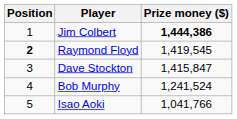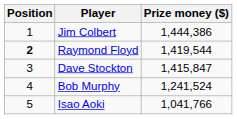(186, 31) bold -> (186, 31) normal
(186, 50) 1,419,545 -> (186, 50) 1,419,544
